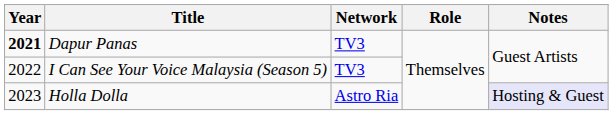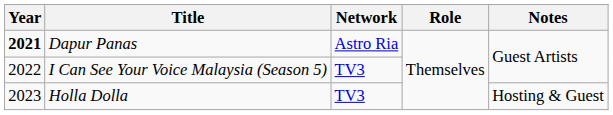(350, 43) TV3 -> (366, 43) Astro Ria
(366, 95) Astro Ria -> (350, 95) TV3
(548, 95) lavender background -> (548, 95) no background
